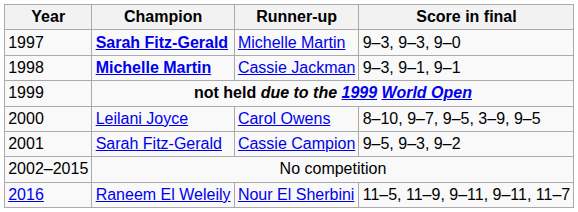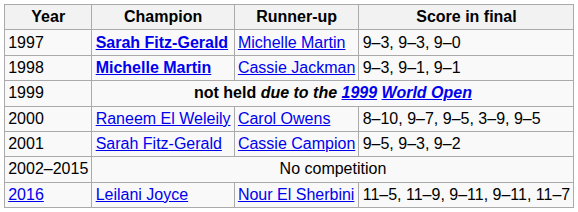(142, 118) Leilani Joyce -> (163, 118) Raneem El Weleily
(163, 194) Raneem El Weleily -> (142, 194) Leilani Joyce
